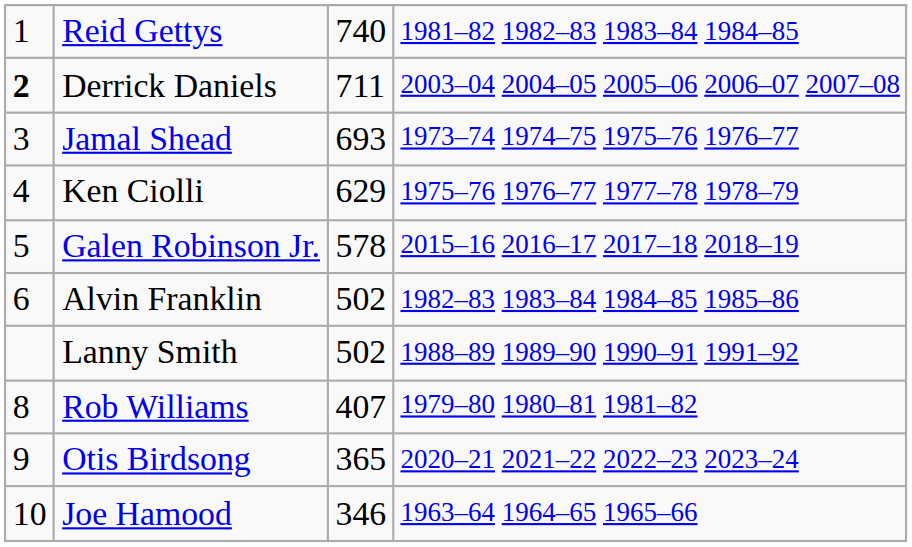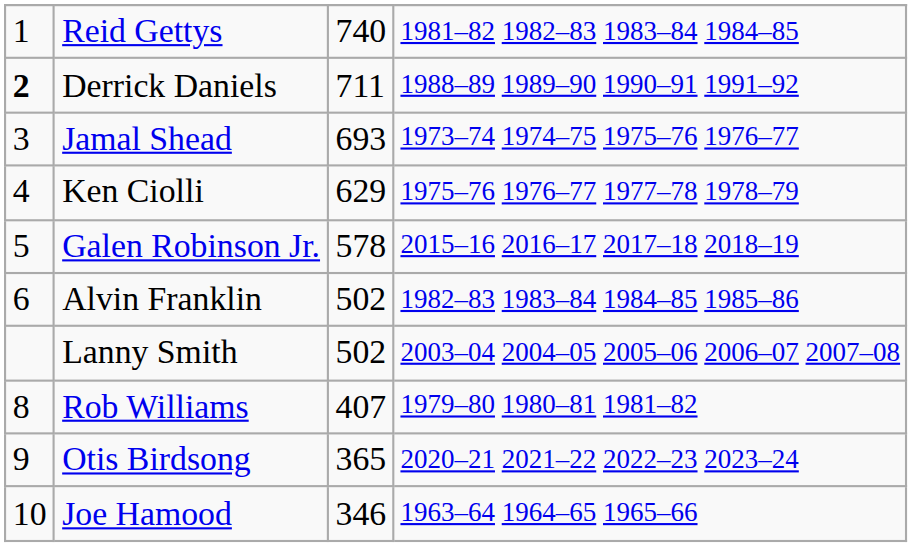(650, 84) 2003–04 2004–05 2005–06 2006–07 2007–08 -> (600, 84) 1988–89 1989–90 1990–91 1991–92
(600, 352) 1988–89 1989–90 1990–91 1991–92 -> (650, 352) 2003–04 2004–05 2005–06 2006–07 2007–08
